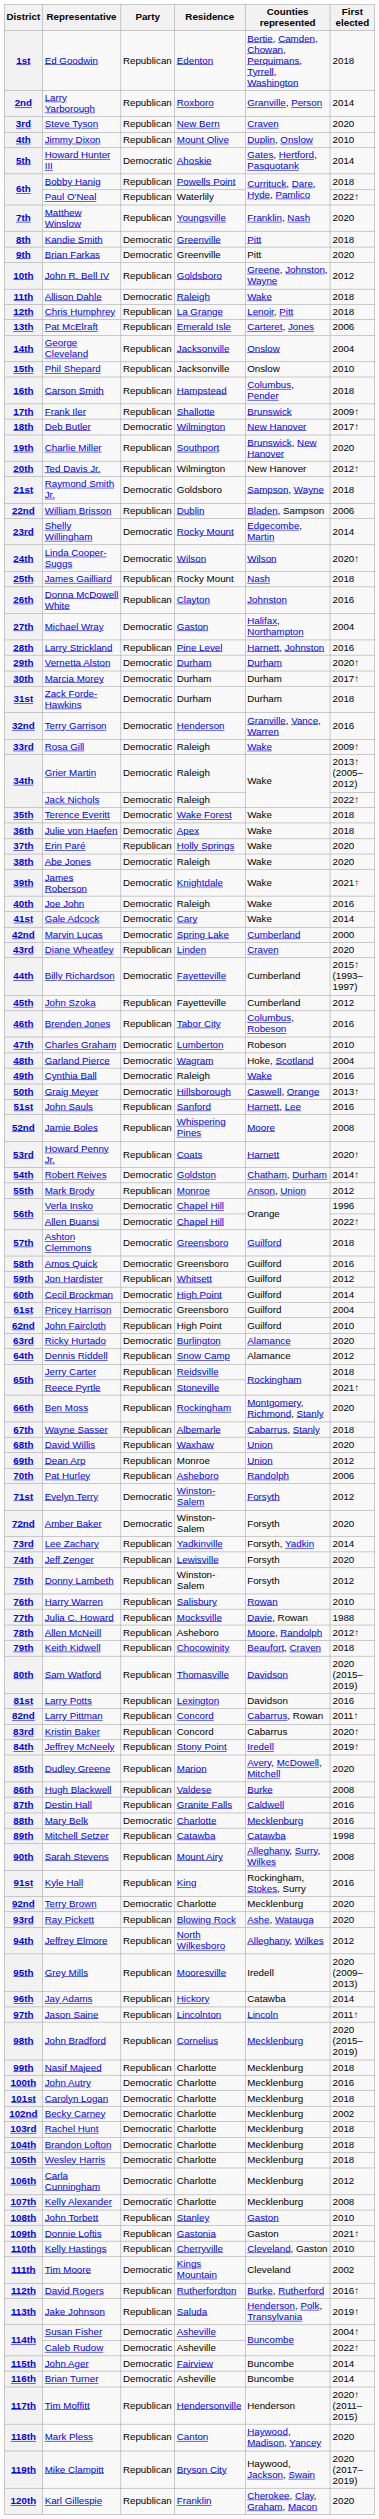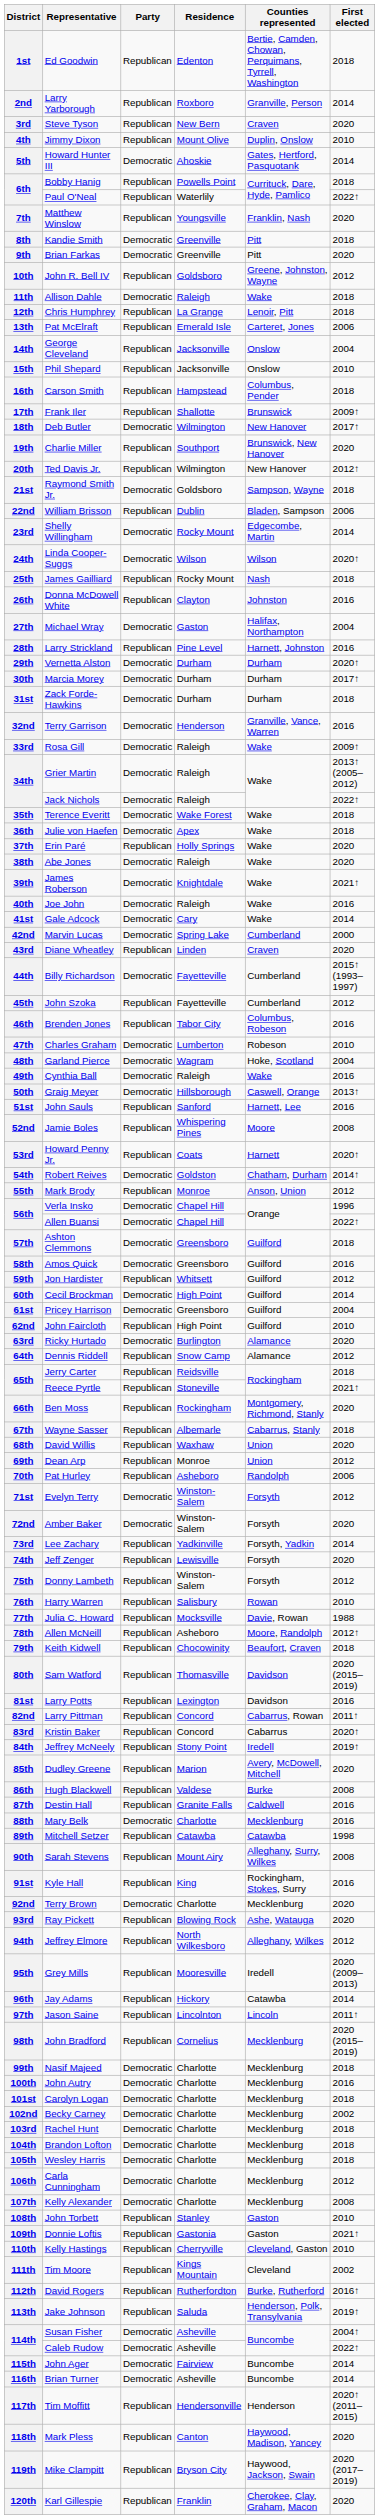(147, 2067) Republican -> (148, 2067) Democratic
(148, 2269) Democratic -> (147, 2269) Republican
